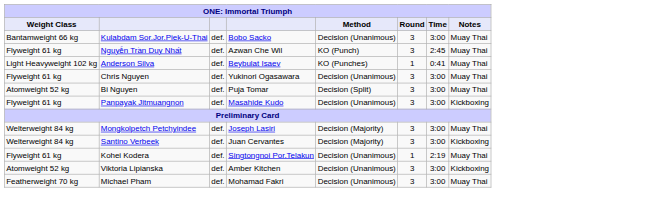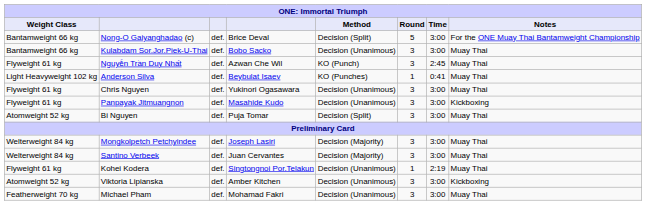+ row: (147, 37)
rows swapped: (119, 89) <-> (142, 102)
(470, 141) Kickboxing -> (469, 155) Muay Thai
